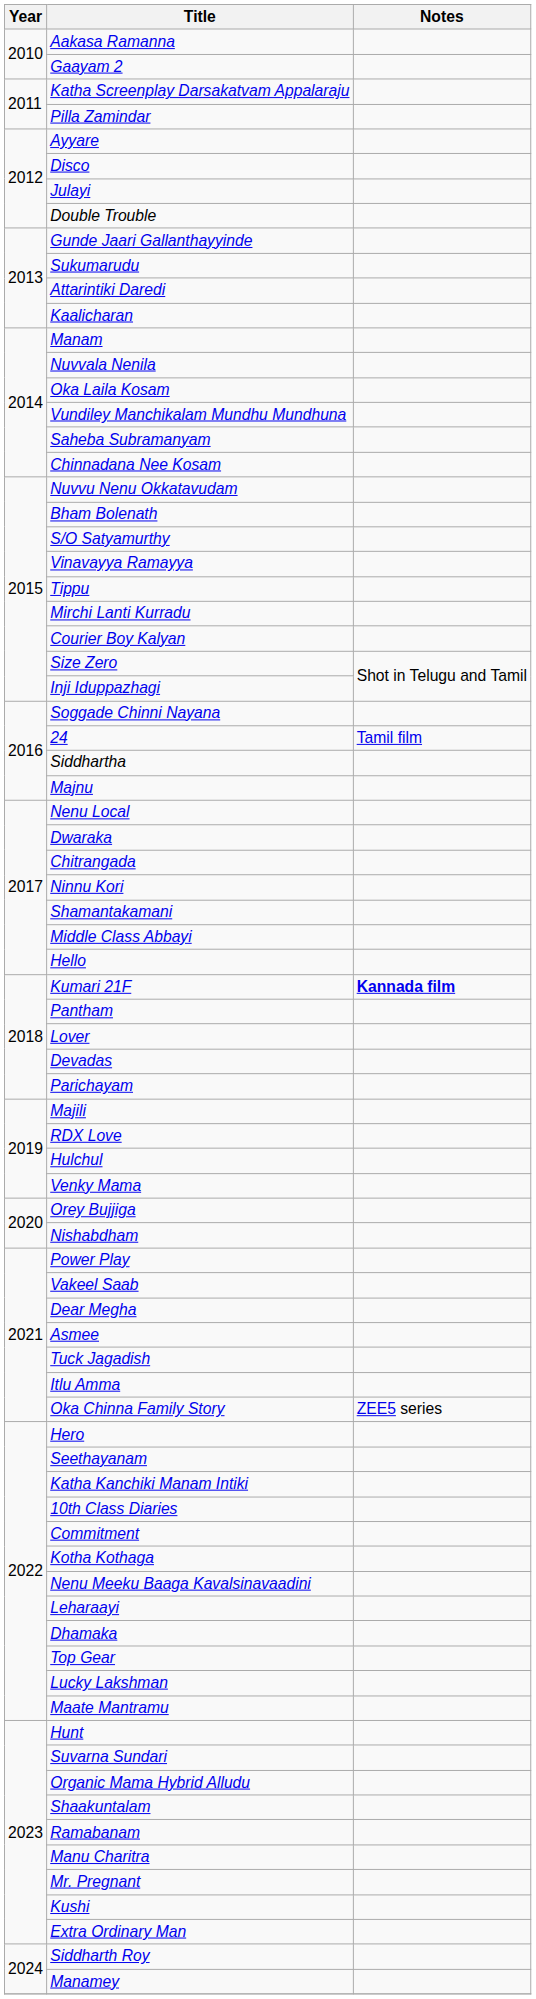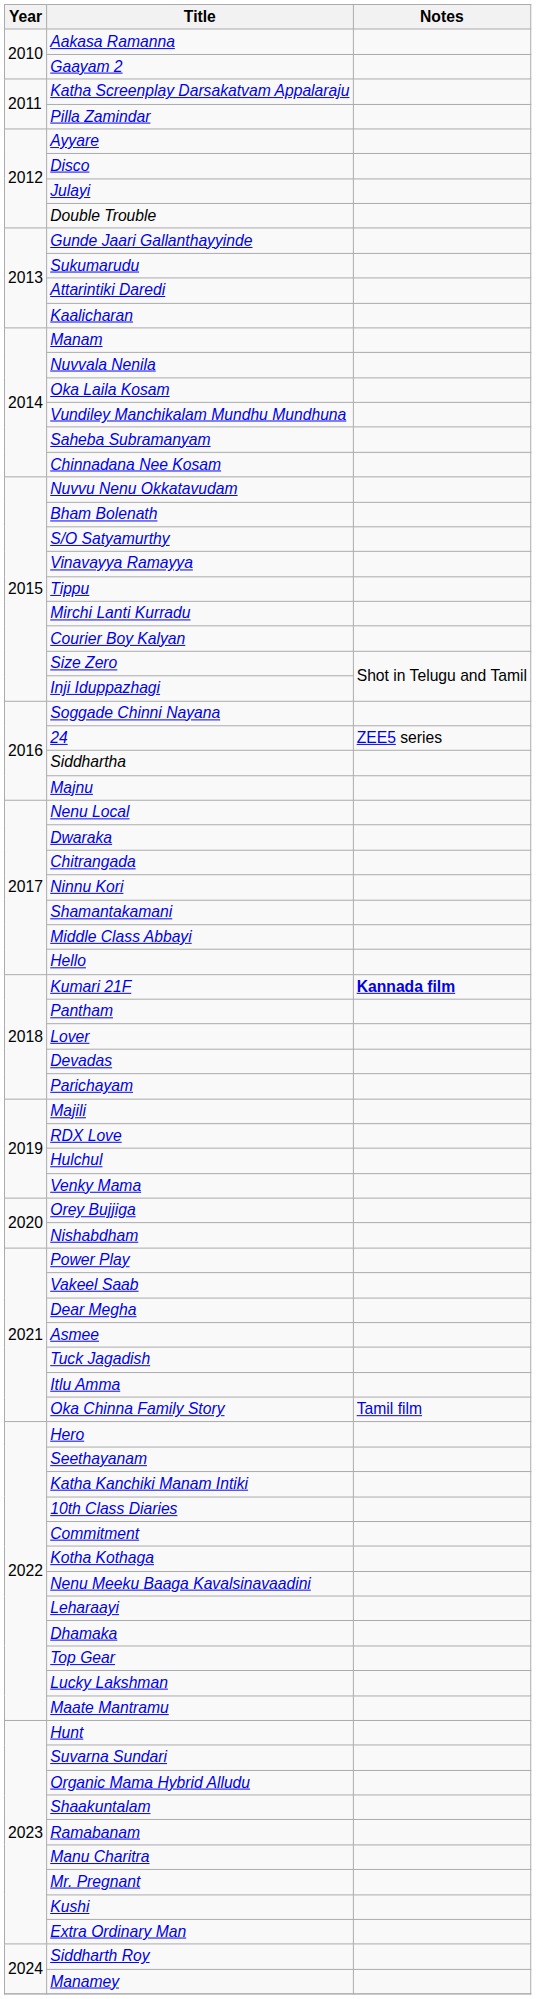(389, 738) Tamil film -> (399, 738) ZEE5 series
(399, 1409) ZEE5 series -> (389, 1409) Tamil film
